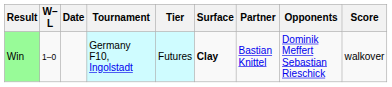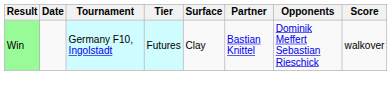- column: (50, 18)
(207, 56) bold -> (195, 45) normal
